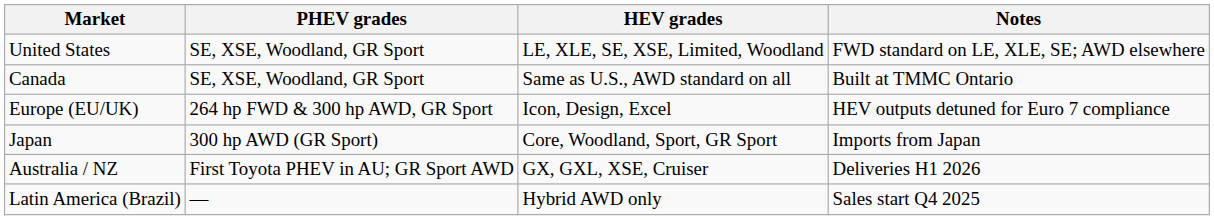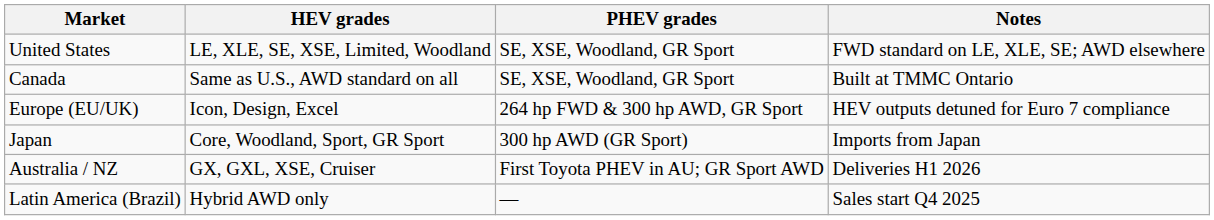columns swapped: (673, 19) <-> (352, 19)
